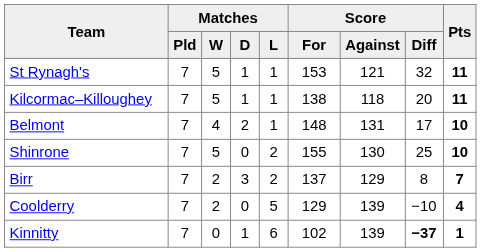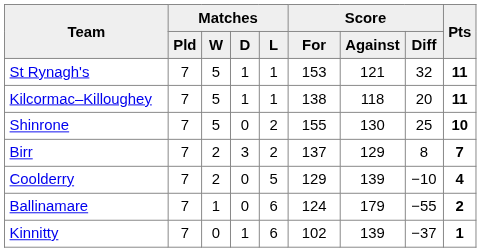- row: (37, 125)
+ row: (49, 206)
(424, 233) bold -> (424, 233) normal
